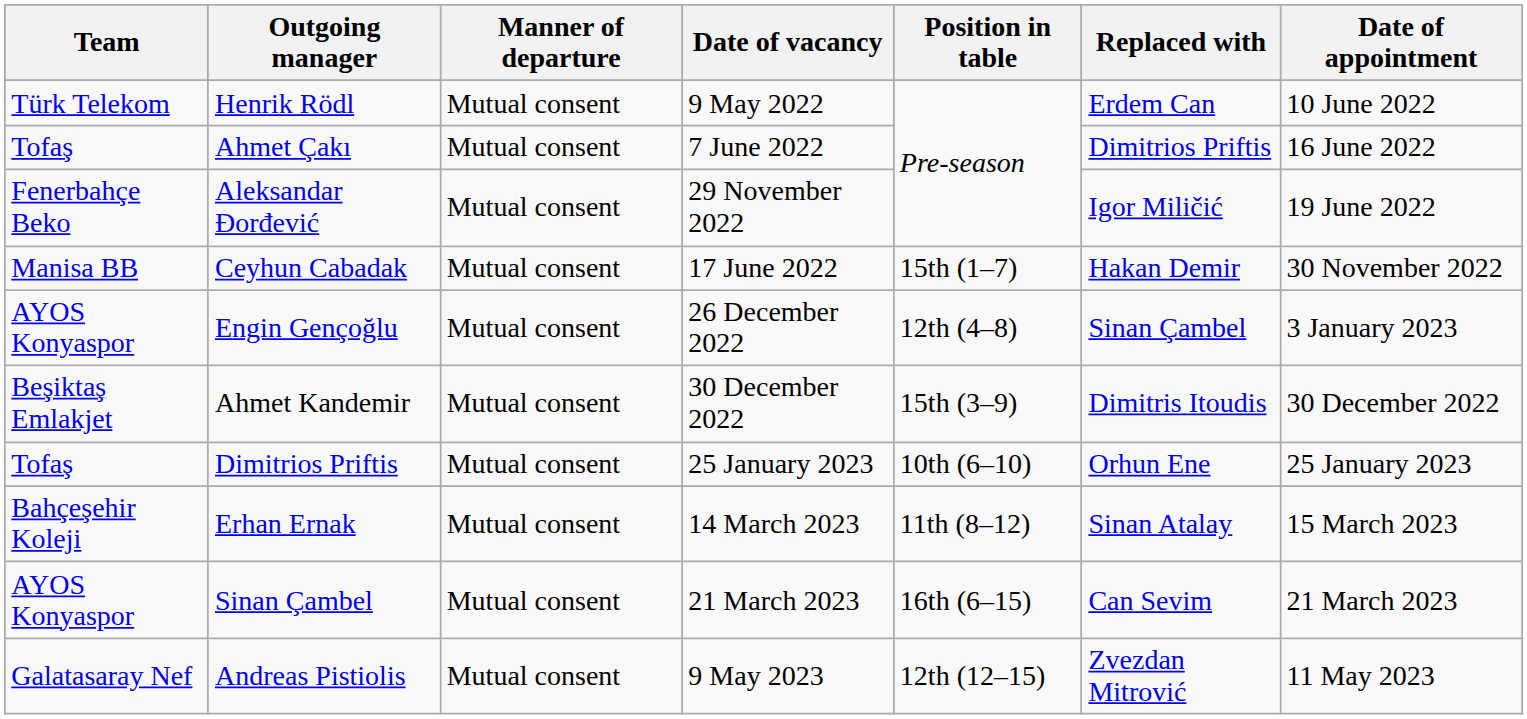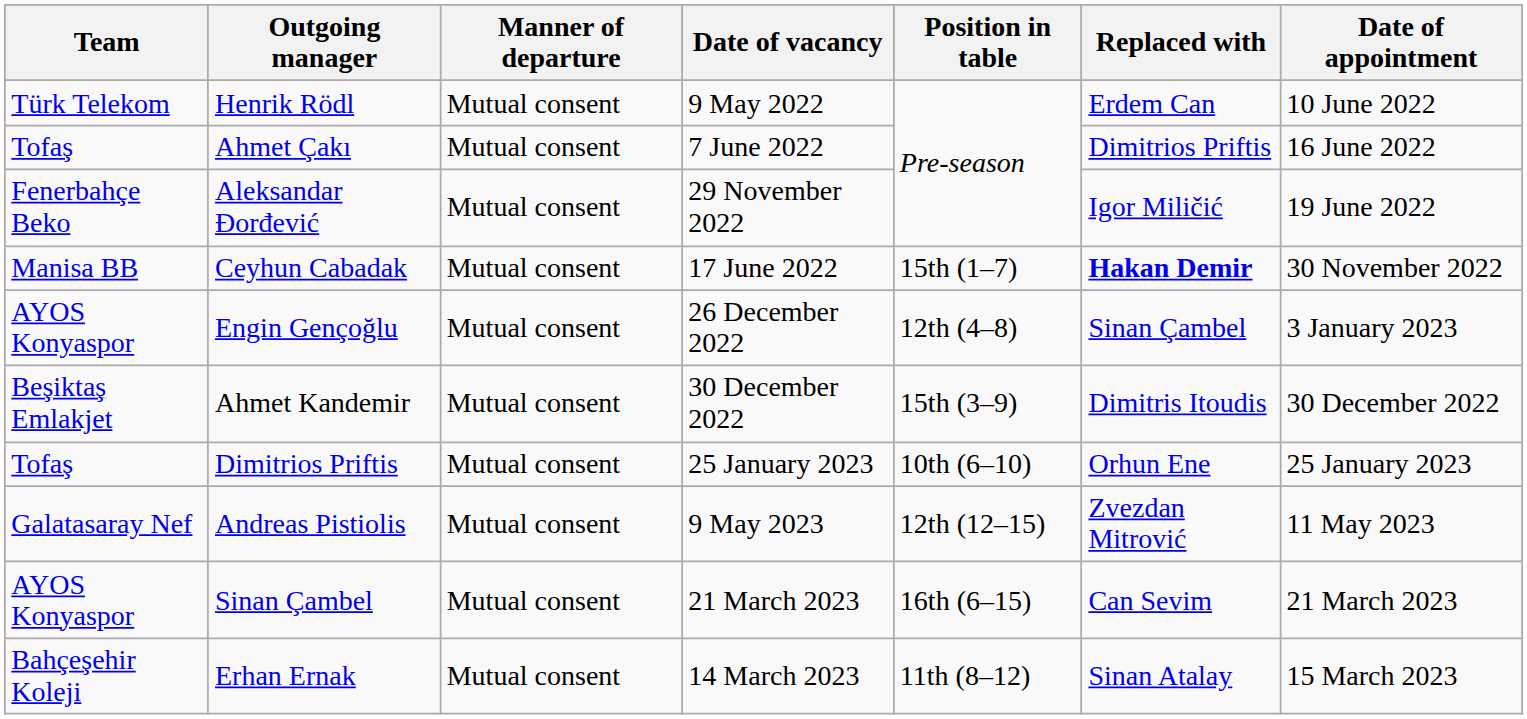(1164, 267) normal -> (1170, 267) bold
rows swapped: (285, 523) <-> (310, 675)
